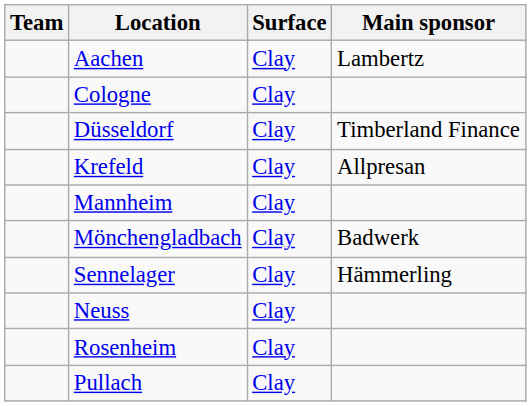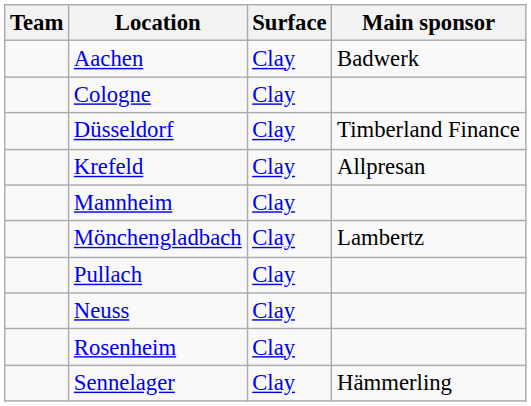(381, 58) Lambertz -> (378, 58) Badwerk
(378, 238) Badwerk -> (381, 238) Lambertz
rows swapped: (108, 382) <-> (124, 274)
